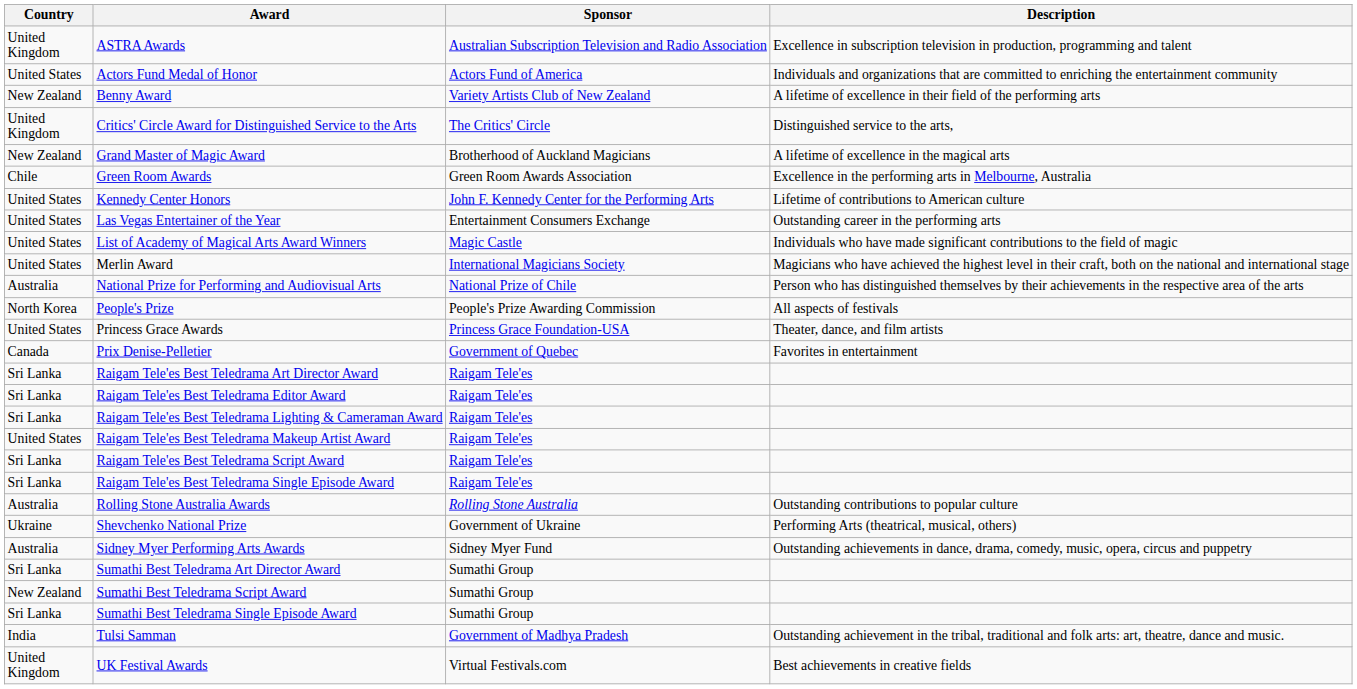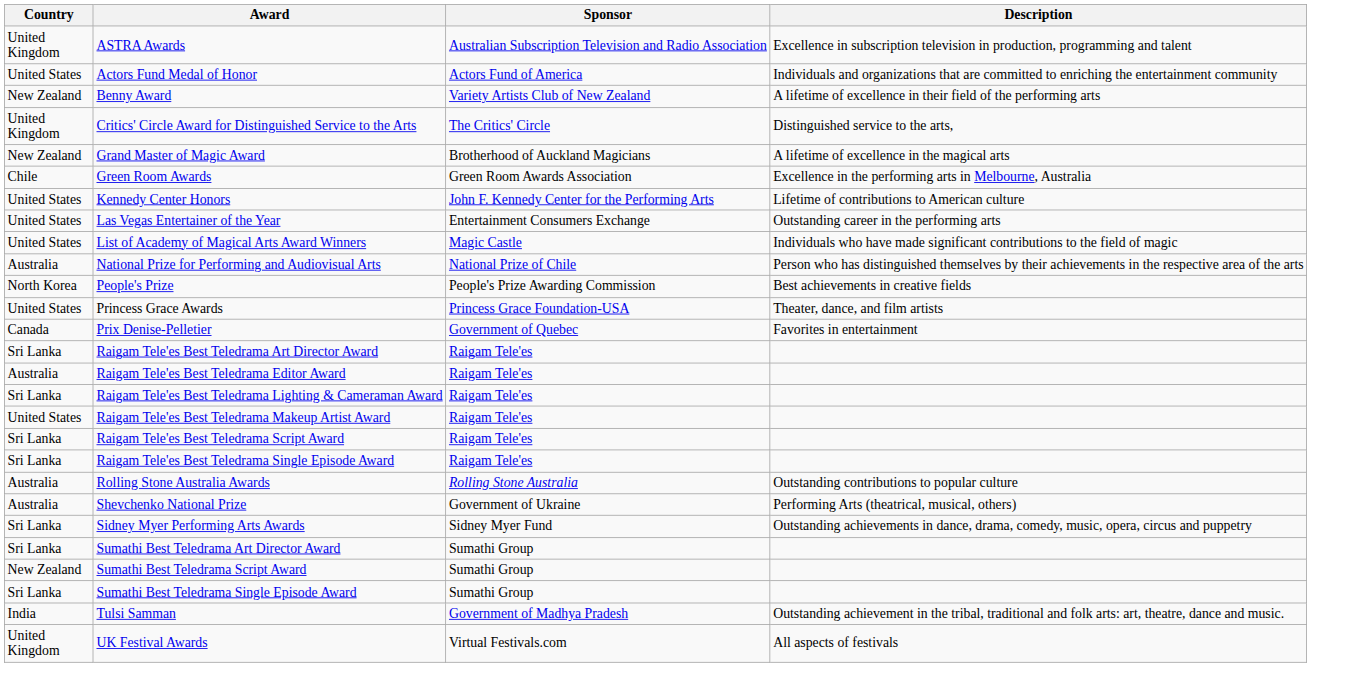- row: (135, 264)
(836, 308) All aspects of festivals -> (872, 286) Best achievements in creative fields
(35, 395) Sri Lanka -> (33, 373) Australia
(30, 526) Ukraine -> (33, 504) Australia
(33, 548) Australia -> (35, 526) Sri Lanka
(872, 665) Best achievements in creative fields -> (836, 643) All aspects of festivals
